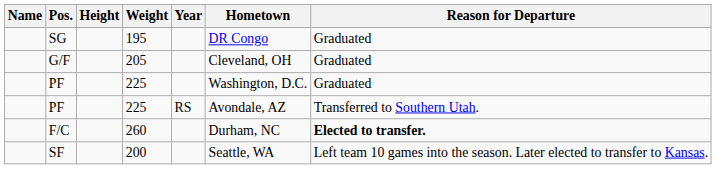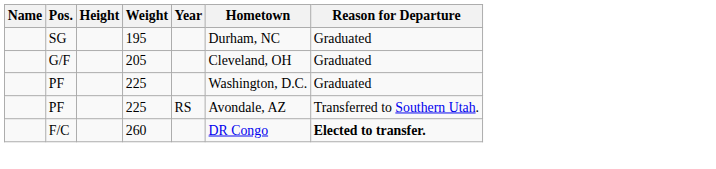(238, 39) DR Congo -> (244, 39) Durham, NC
(244, 130) Durham, NC -> (238, 130) DR Congo
- row: (56, 153)
